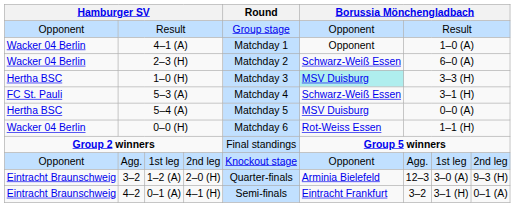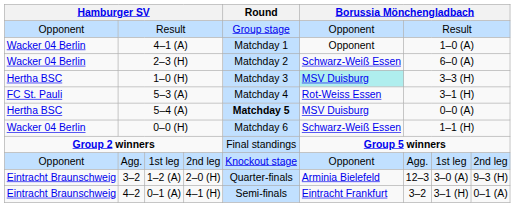(351, 95) Schwarz-Weiß Essen -> (342, 95) Rot-Weiss Essen
(261, 111) normal -> (261, 111) bold
(342, 128) Rot-Weiss Essen -> (351, 128) Schwarz-Weiß Essen
